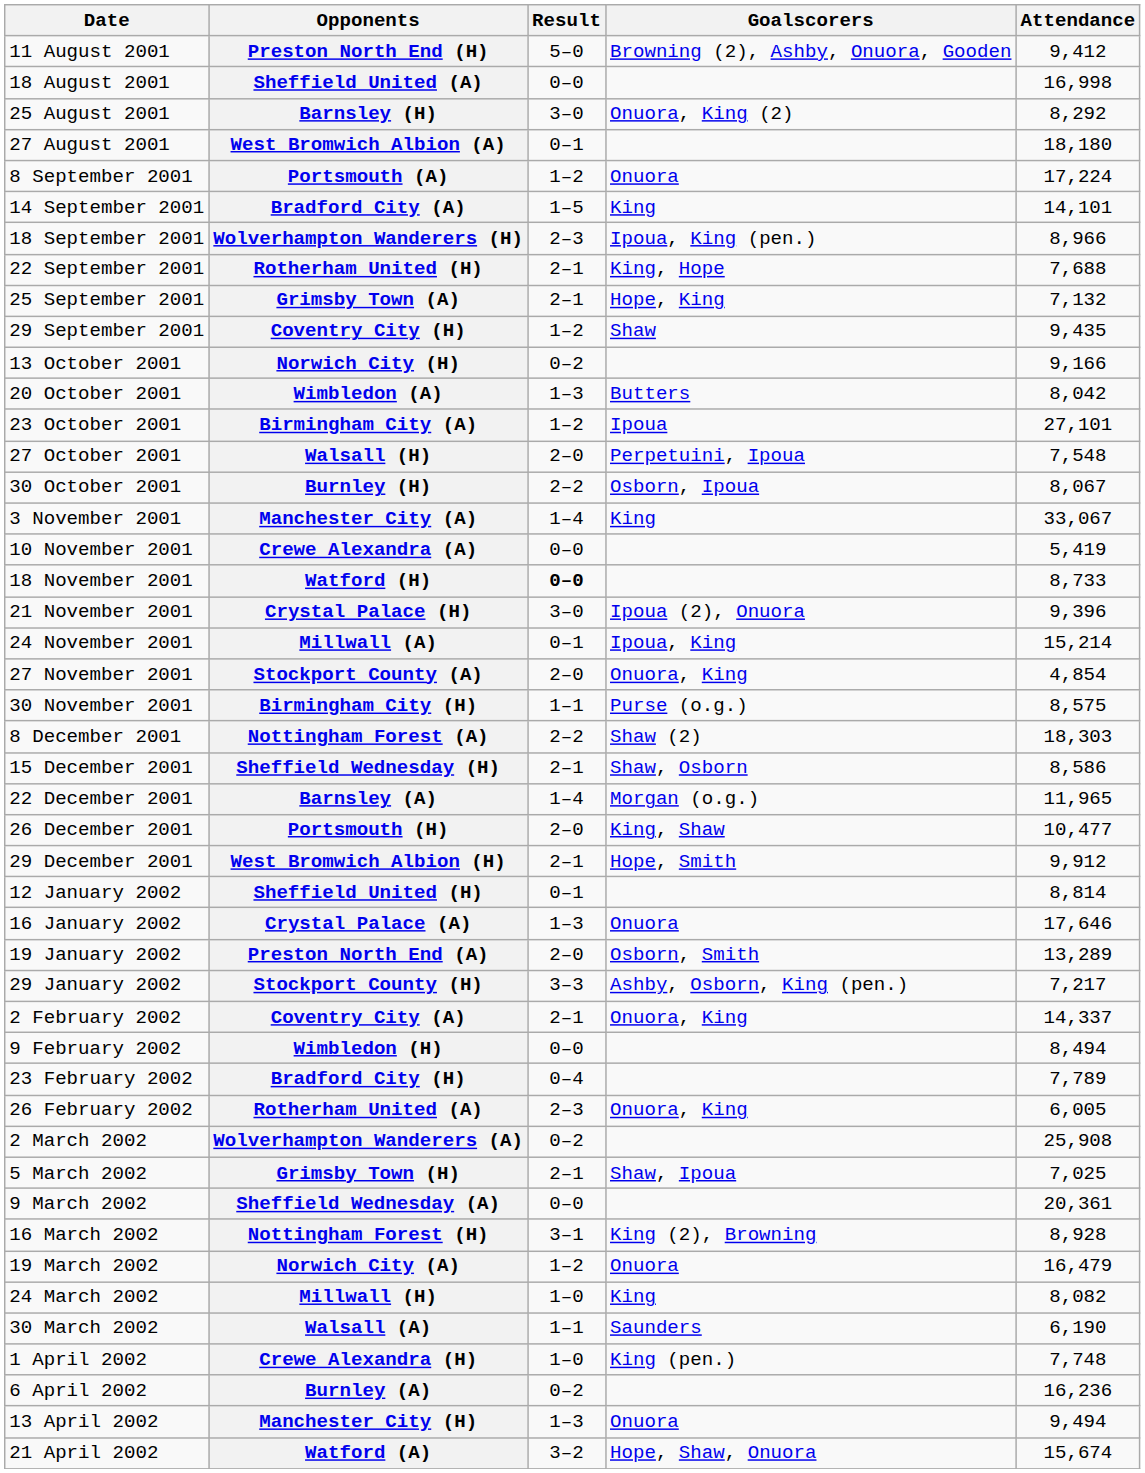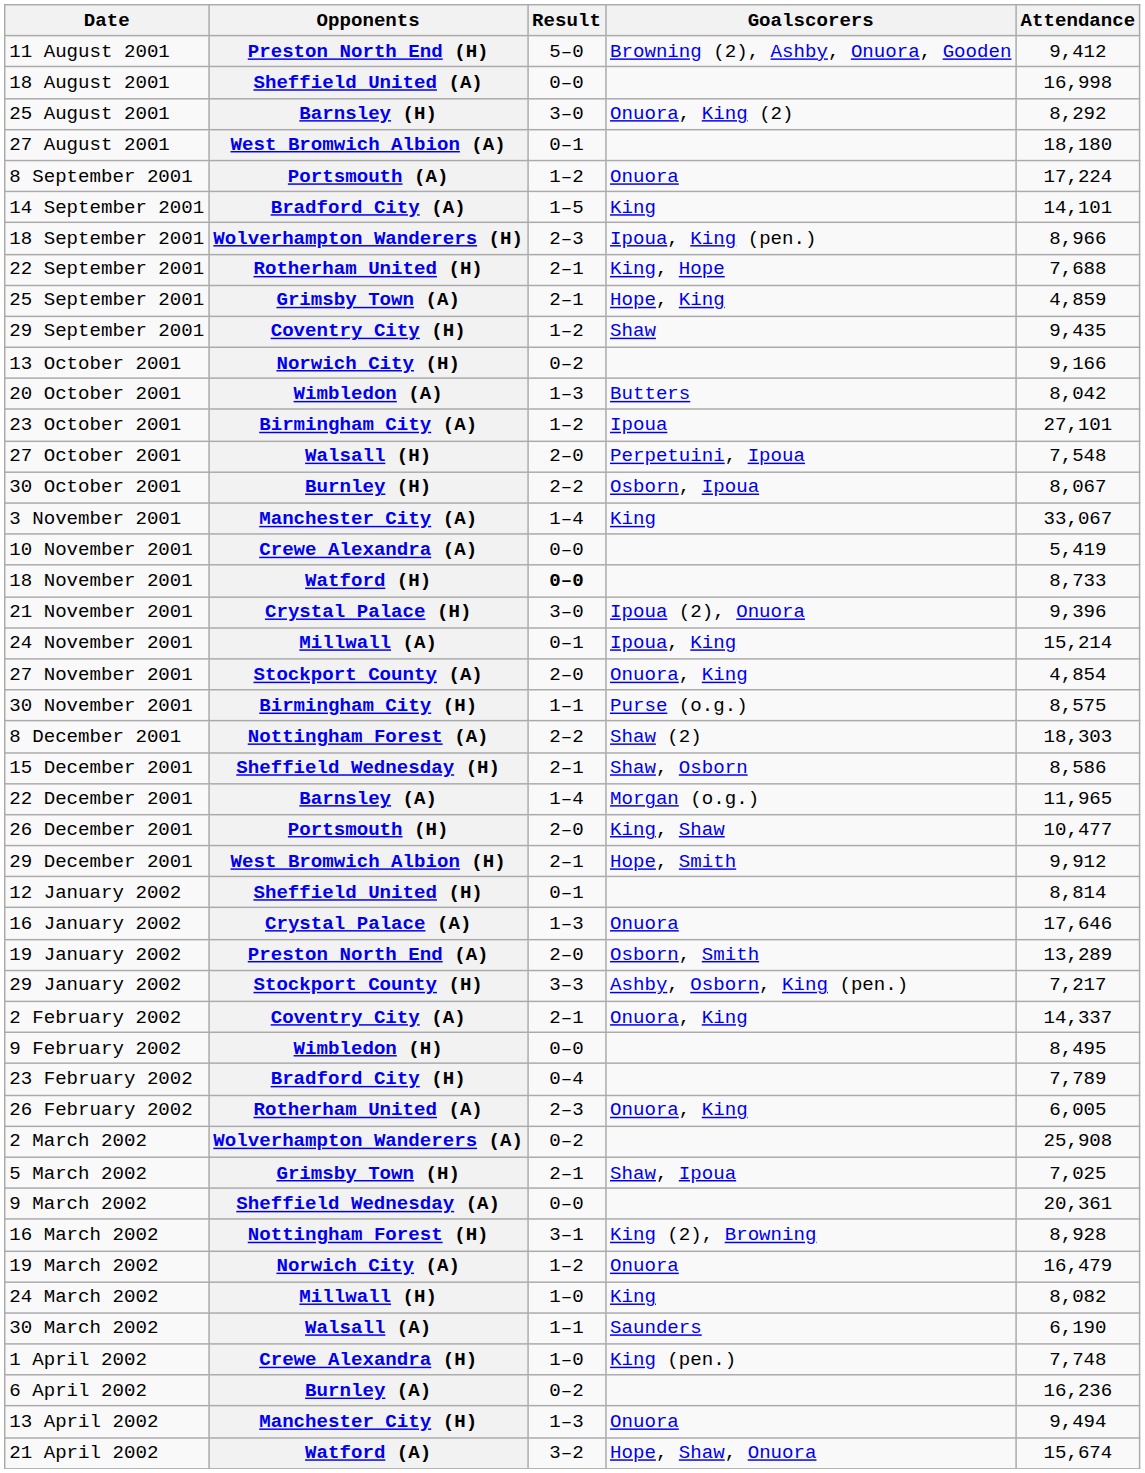(1078, 301) 7,132 -> (1078, 301) 4,859
(1078, 1048) 8,494 -> (1078, 1048) 8,495
